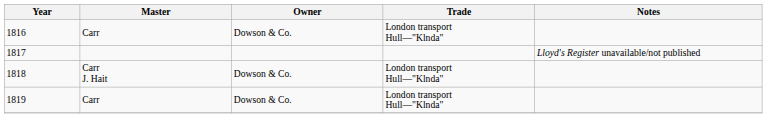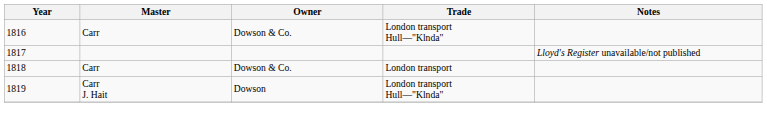(95, 73) Carr J. Hait -> (91, 68) Carr
(419, 73) London transport Hull—"Klnda" -> (419, 68) London transport
(91, 100) Carr -> (95, 89) Carr J. Hait
(263, 100) Dowson & Co. -> (250, 89) Dowson
